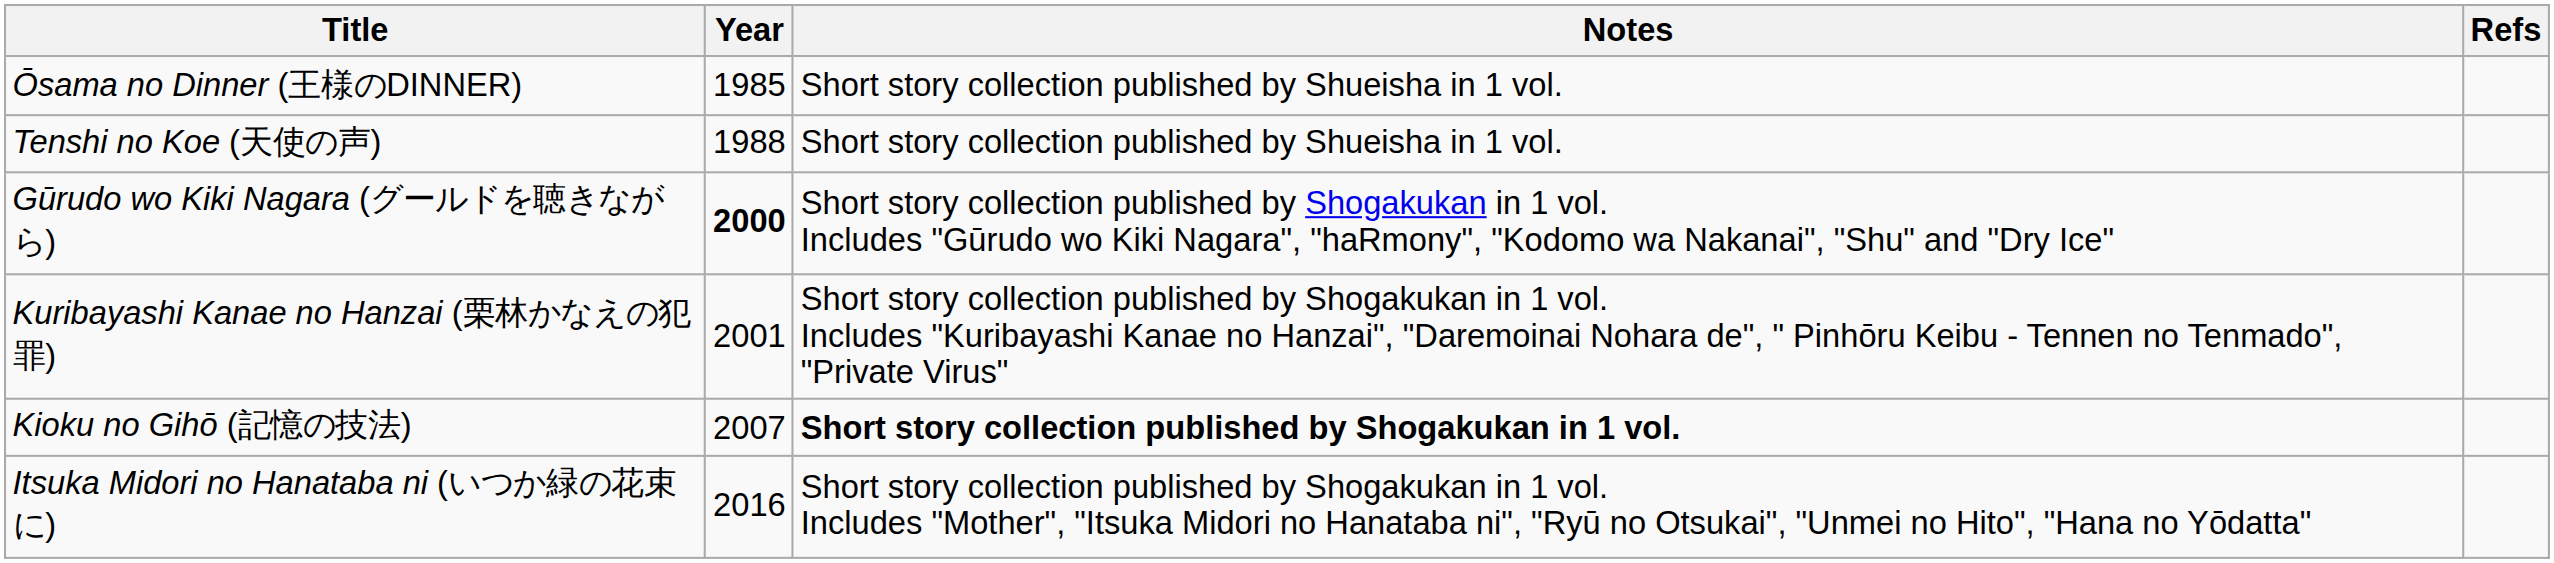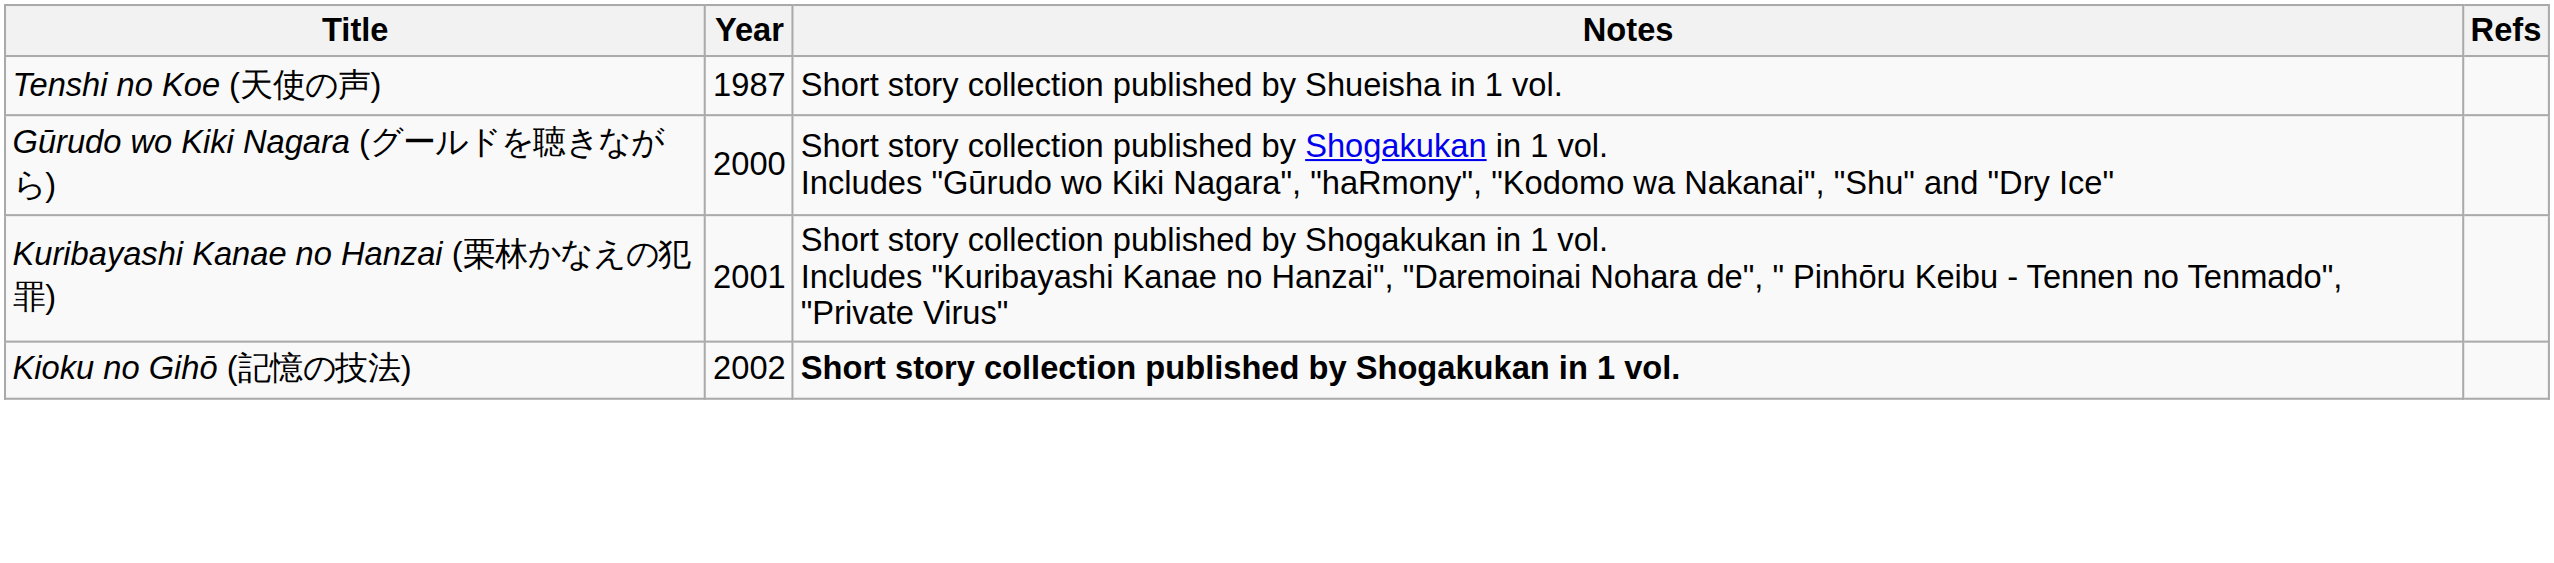- row: (267, 84)
(749, 143) 1988 -> (749, 85) 1987
(749, 222) bold -> (749, 164) normal
(749, 426) 2007 -> (749, 369) 2002
- row: (345, 505)
